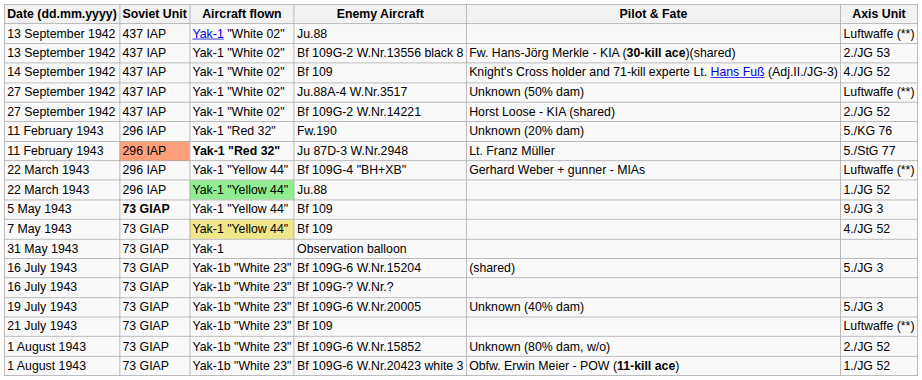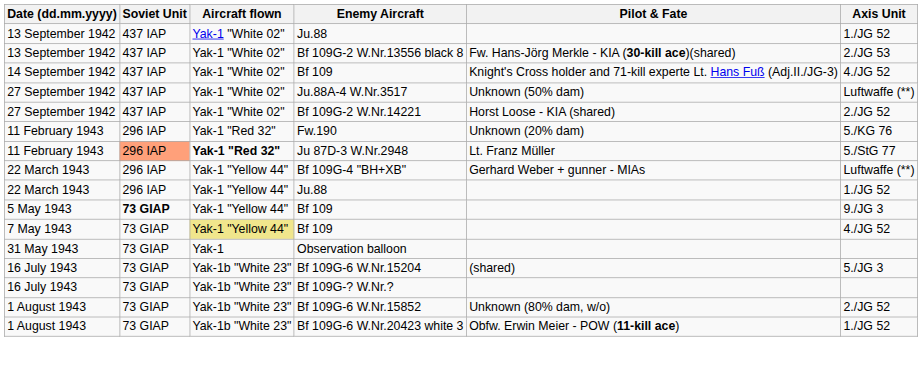(879, 33) Luftwaffe (**) -> (867, 33) 1./JG 52
(240, 190) lightgreen background -> (240, 190) no background
- row: (42, 307)
- row: (42, 326)
